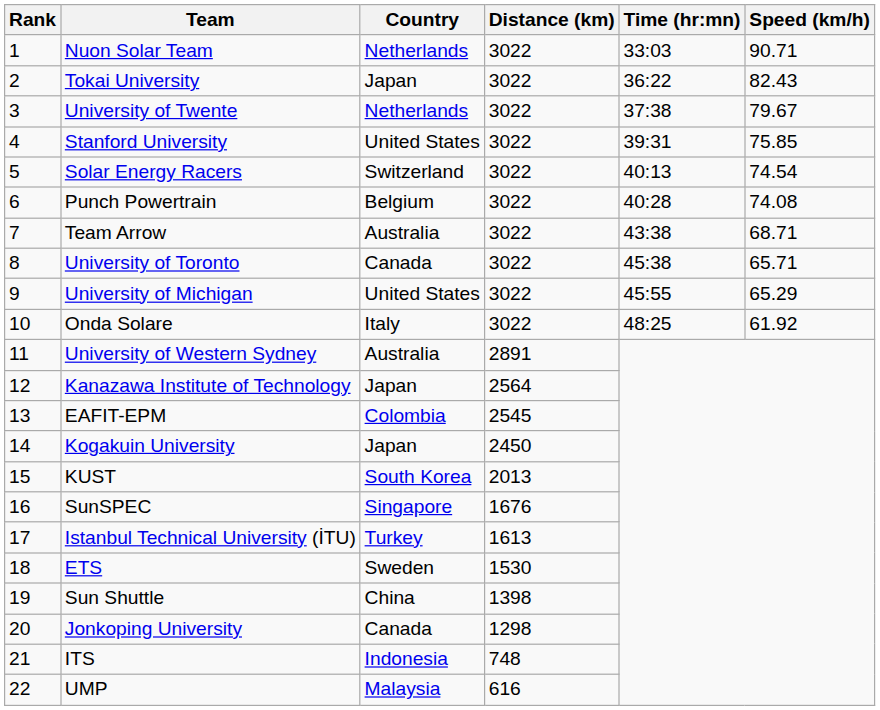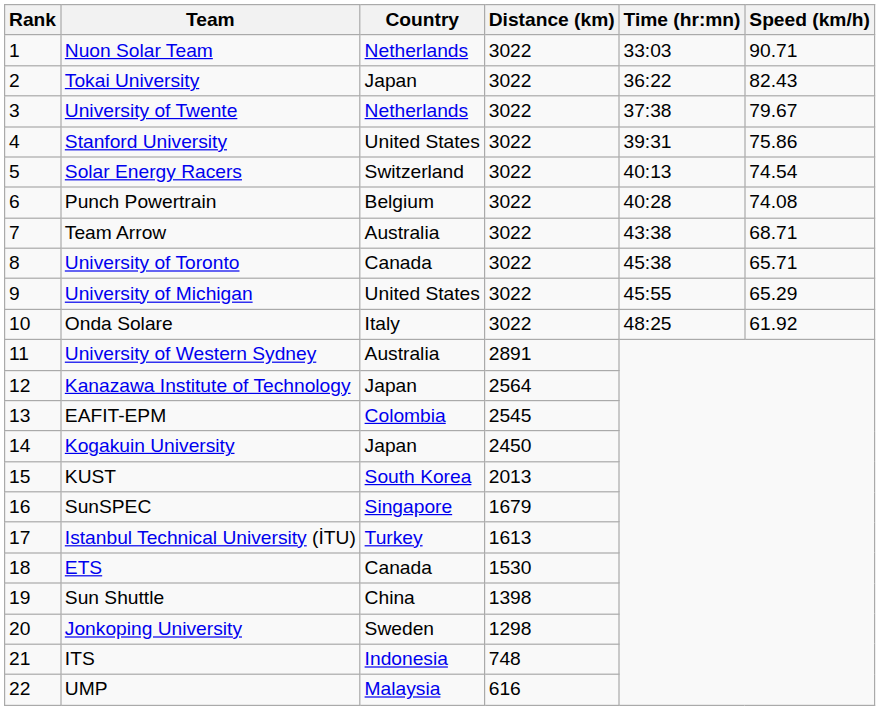(773, 141) 75.85 -> (773, 141) 75.86
(510, 506) 1676 -> (510, 506) 1679
(399, 567) Sweden -> (398, 567) Canada
(398, 628) Canada -> (399, 628) Sweden
